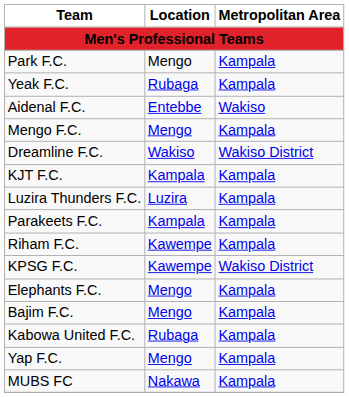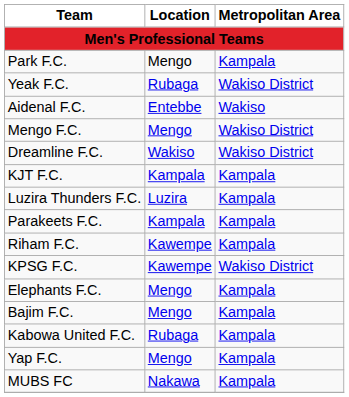(247, 84) Kampala -> (266, 84) Wakiso District
(247, 130) Kampala -> (266, 130) Wakiso District
